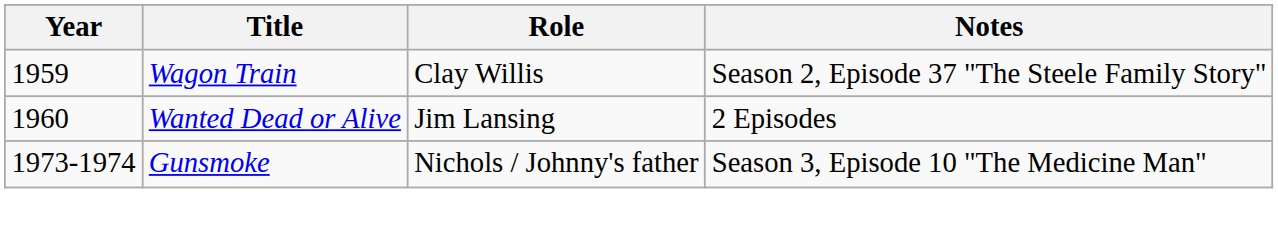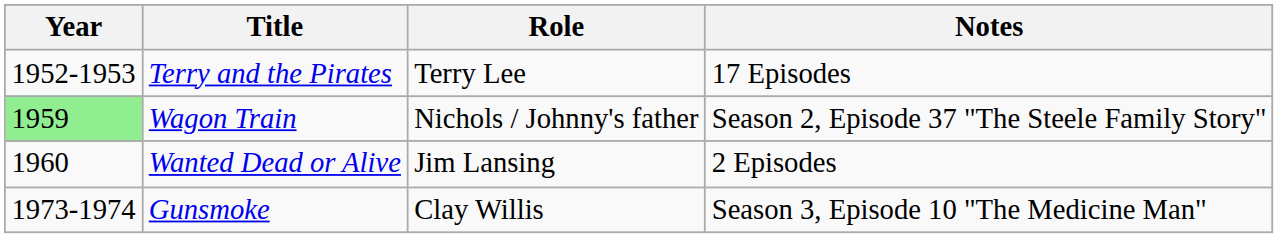+ row: (270, 72)
(40, 72) no background -> (40, 118) lightgreen background
(479, 72) Clay Willis -> (556, 118) Nichols / Johnny's father
(556, 163) Nichols / Johnny's father -> (479, 208) Clay Willis
